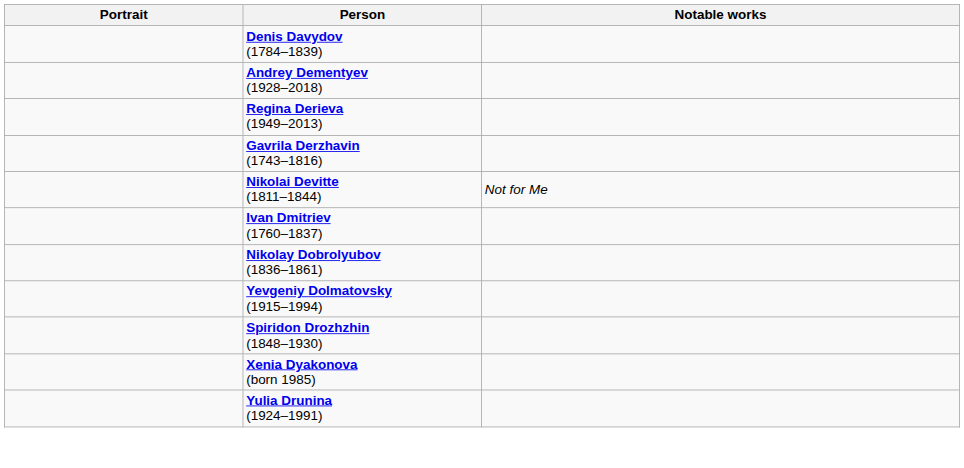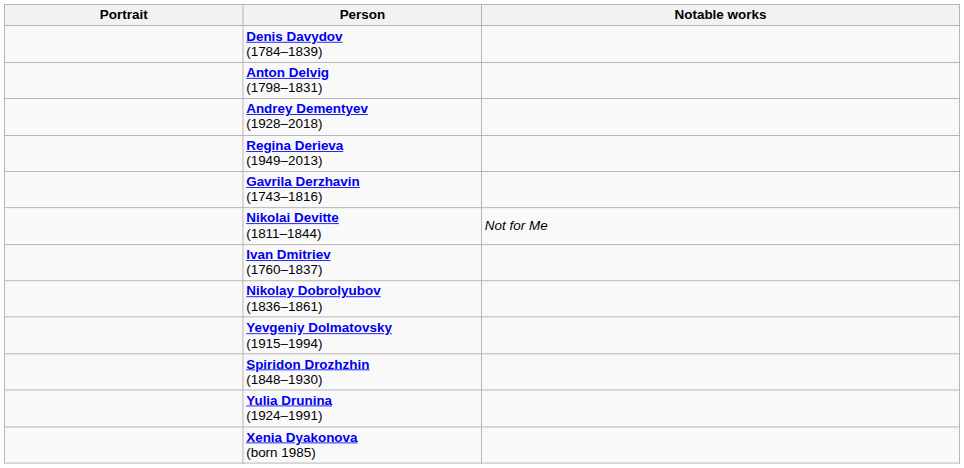+ row: (288, 80)
rows swapped: (289, 408) <-> (302, 371)
